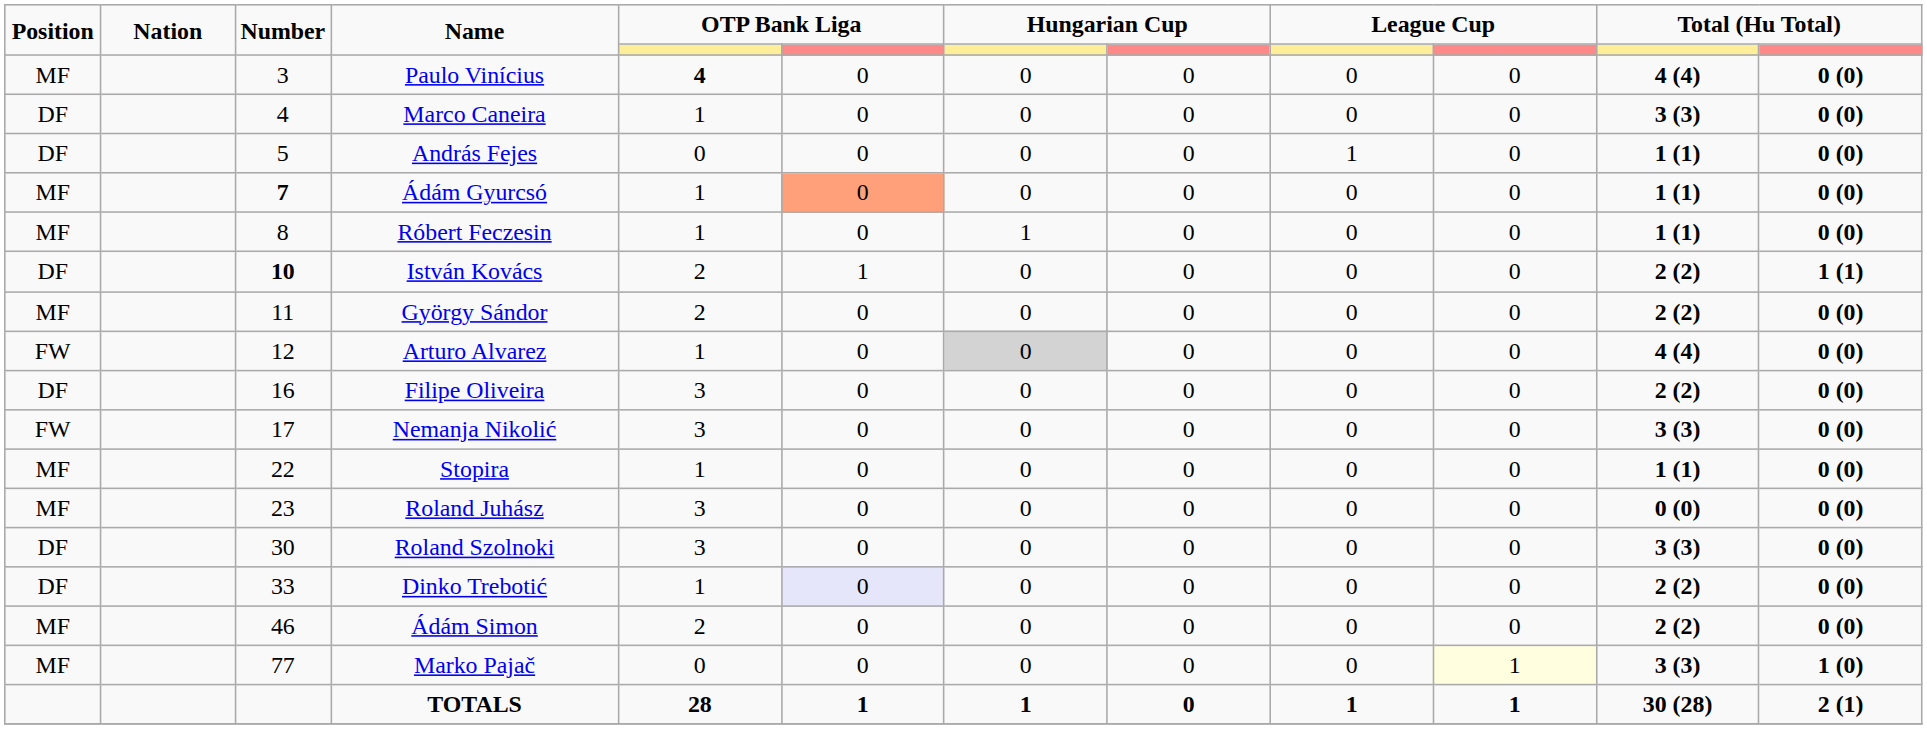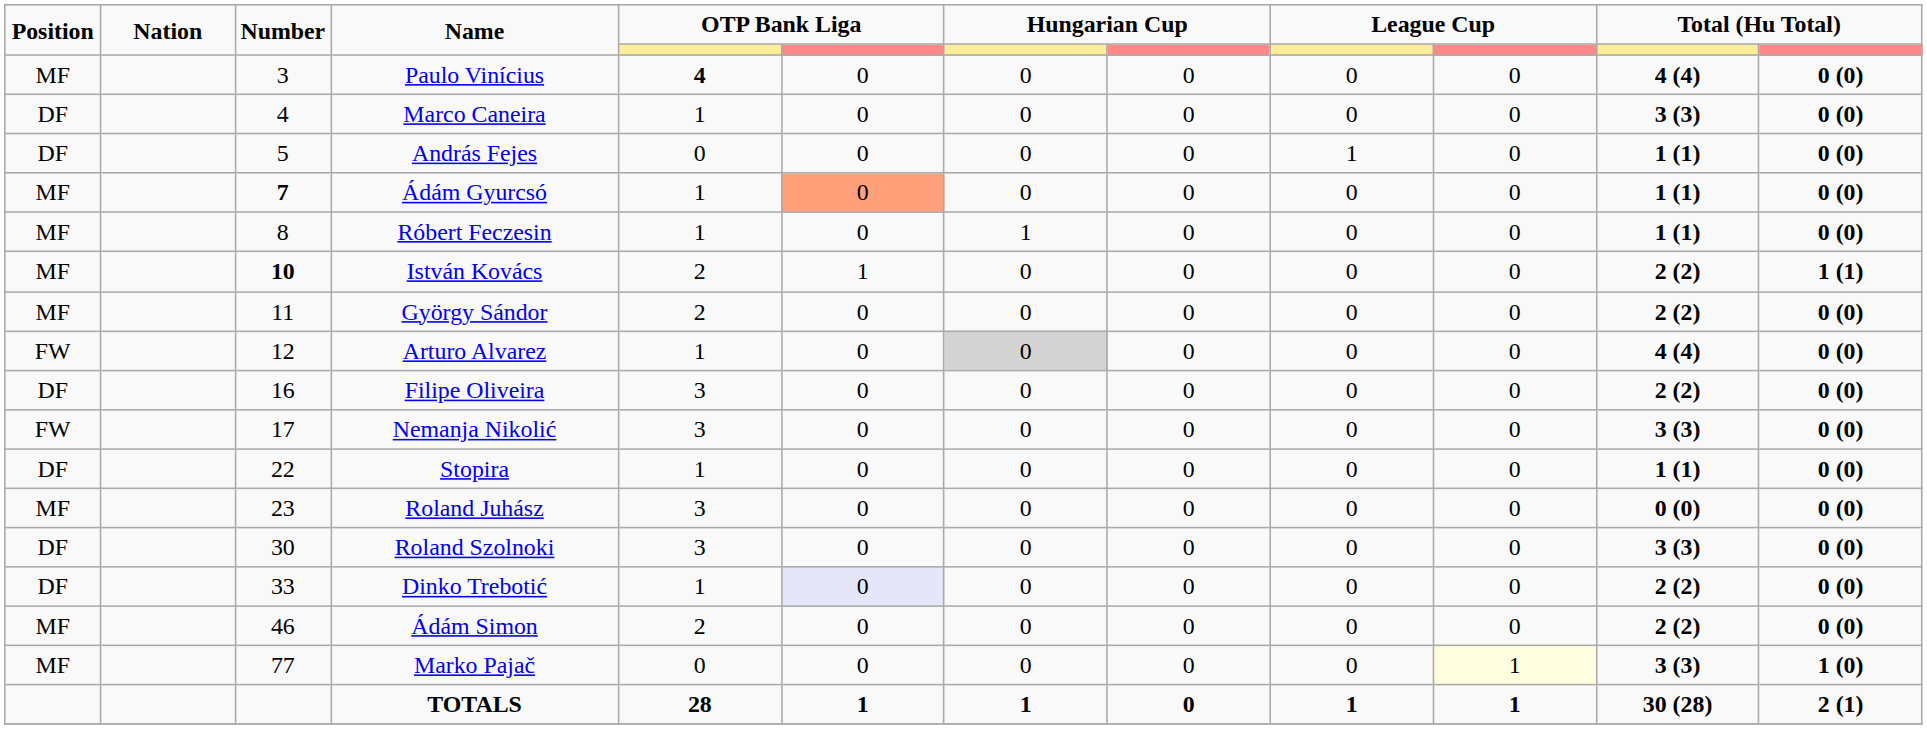(53, 271) DF -> (53, 271) MF
(53, 468) MF -> (53, 468) DF
